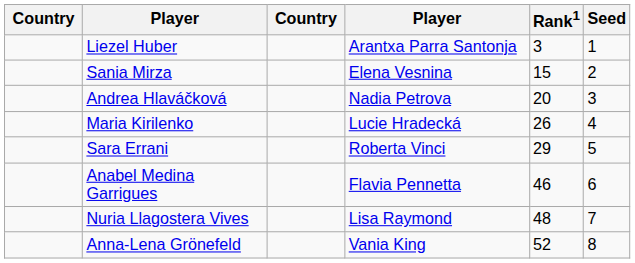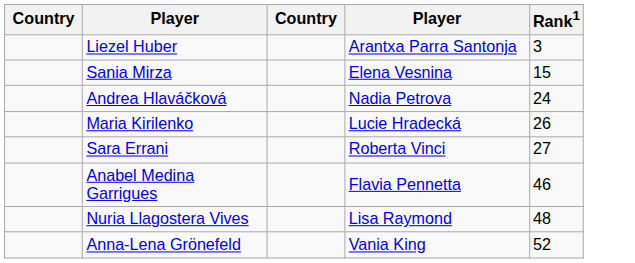- column: (607, 19)
(542, 98) 20 -> (542, 98) 24
(542, 149) 29 -> (542, 149) 27
